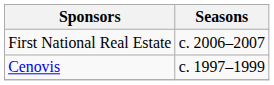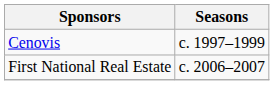rows swapped: (34, 67) <-> (90, 42)
